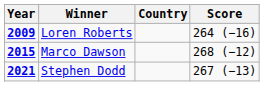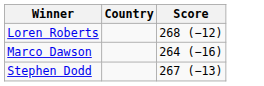- column: (21, 14)
(225, 33) 264 (−16) -> (191, 33) 268 (−12)
(225, 52) 268 (−12) -> (191, 52) 264 (−16)
